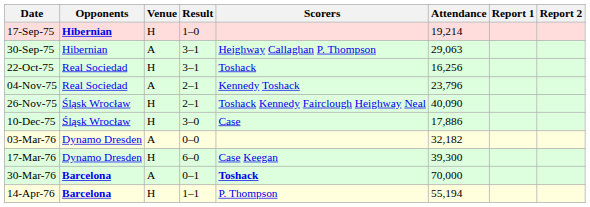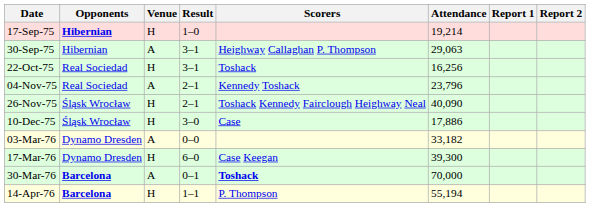(447, 139) 32,182 -> (447, 139) 33,182
